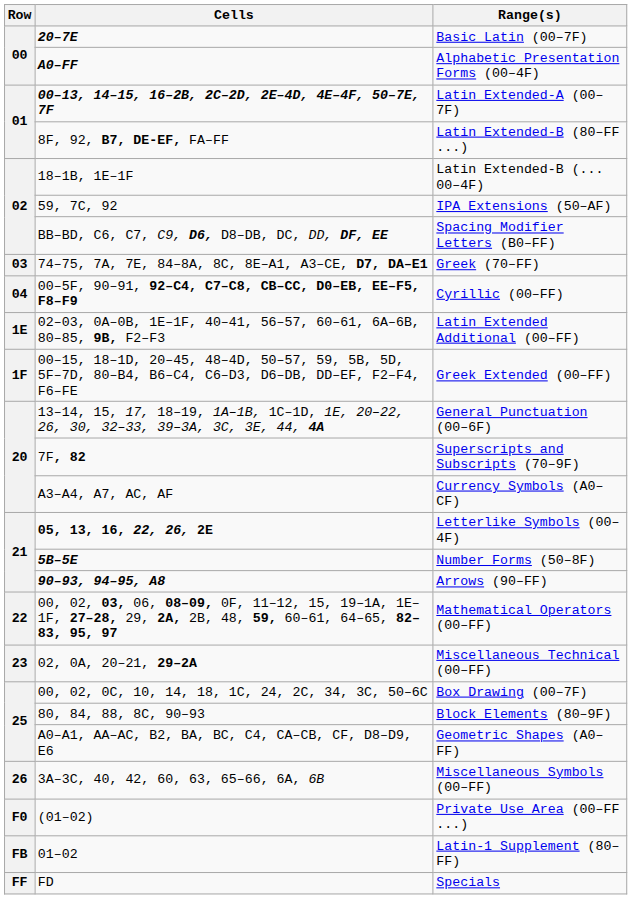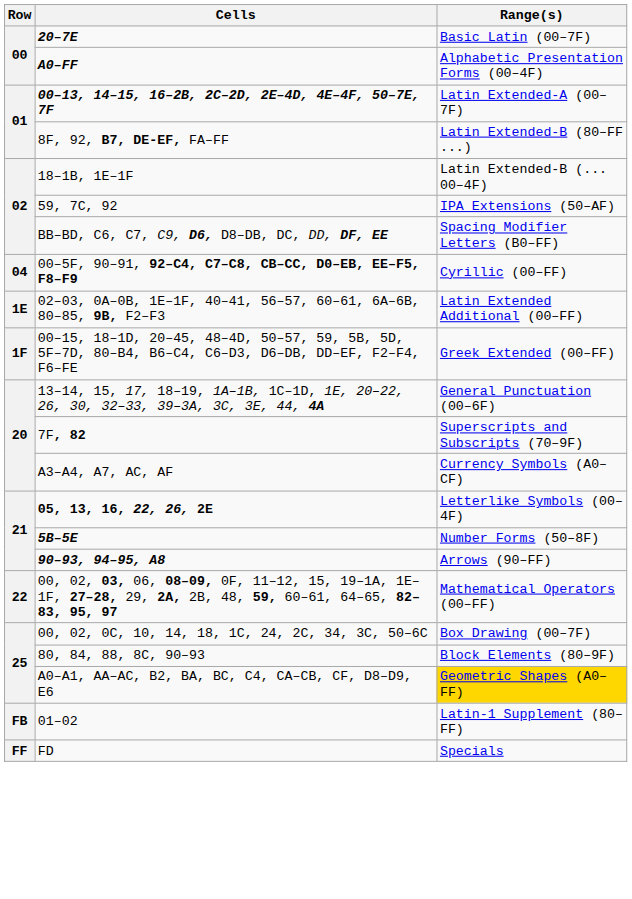- row: (233, 265)
- row: (117, 663)
(520, 743) no background -> (523, 685) gold background
- row: (181, 780)
- row: (66, 817)
